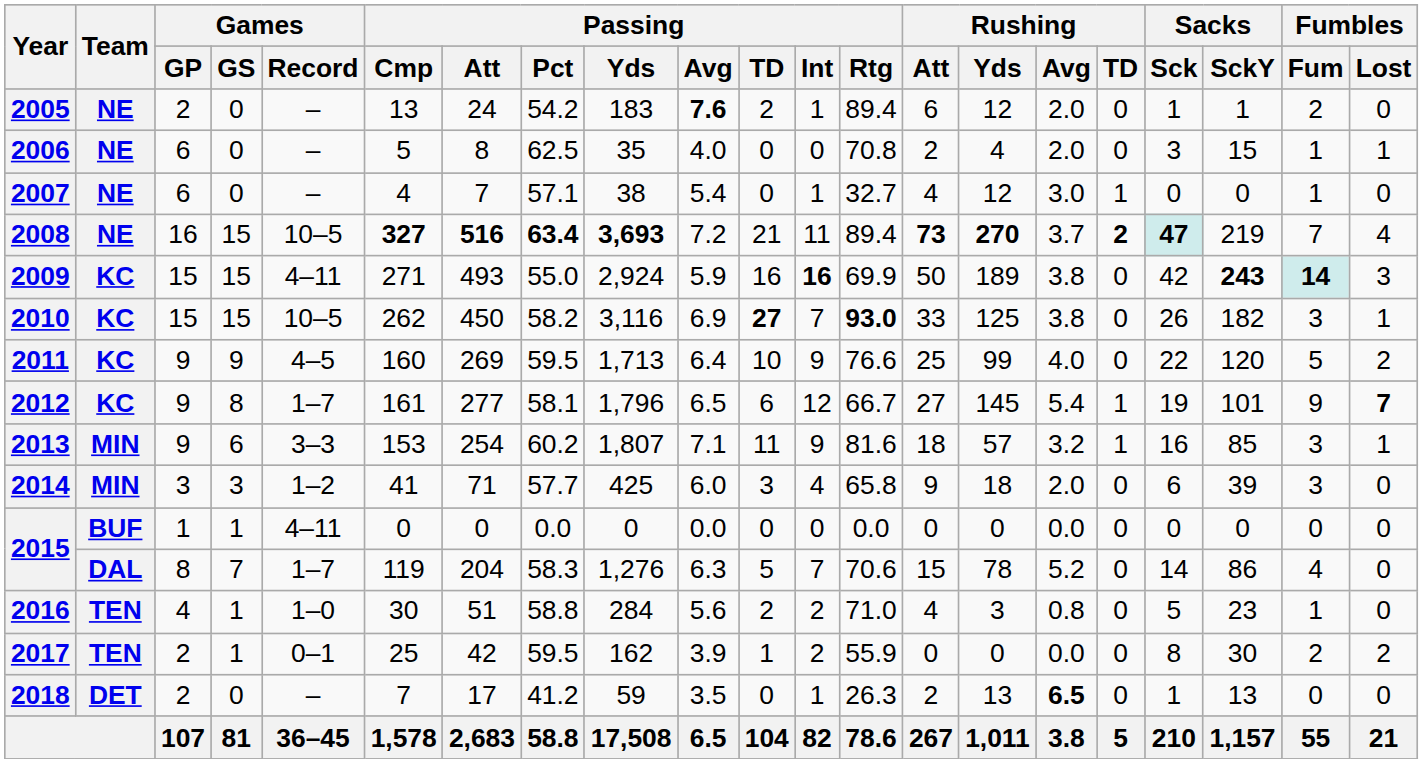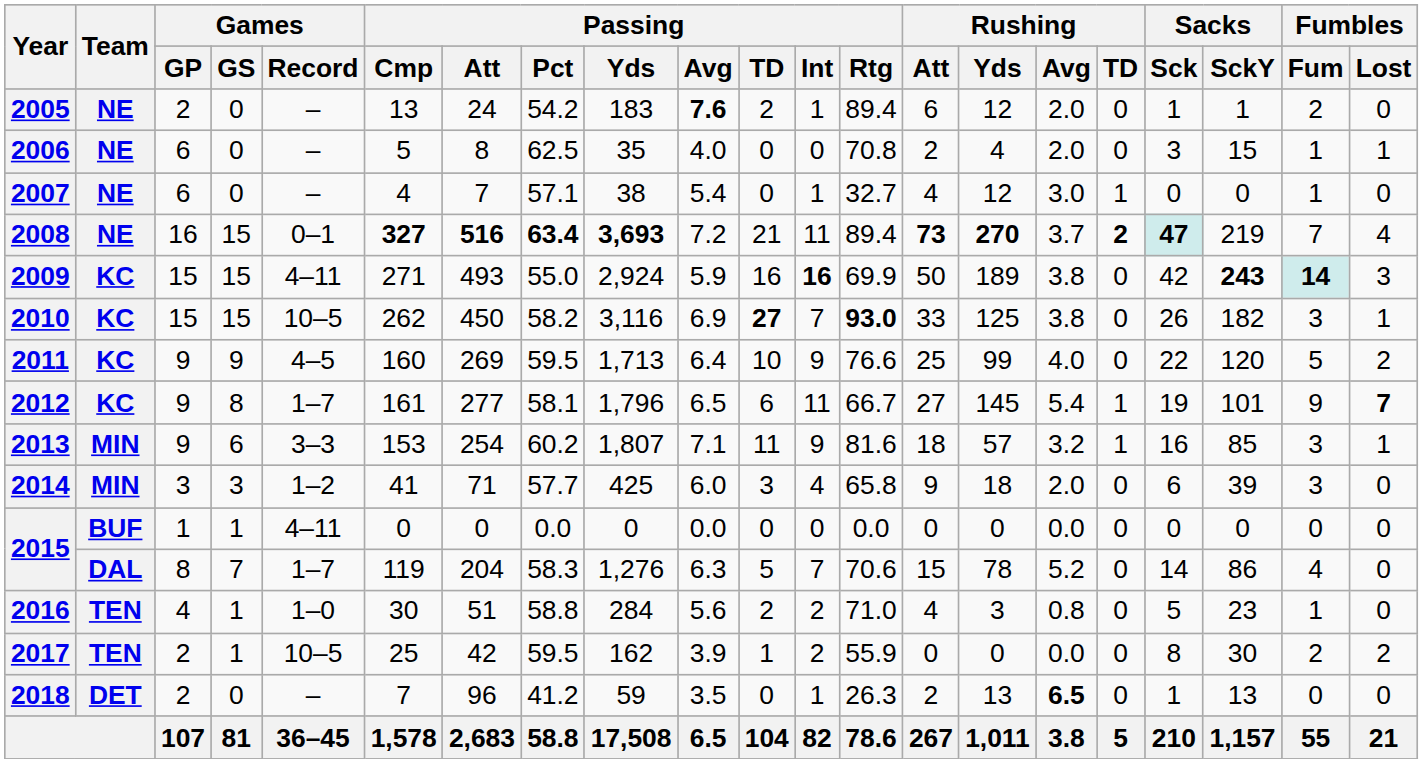(313, 234) 10–5 -> (313, 234) 0–1
(817, 402) 12 -> (817, 402) 11
(313, 653) 0–1 -> (313, 653) 10–5
(482, 695) 17 -> (482, 695) 96
